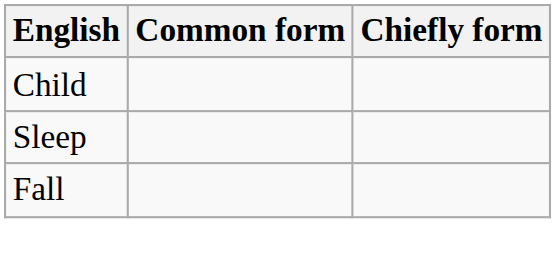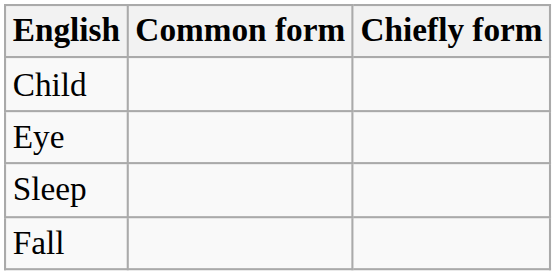+ row: (39, 136)
